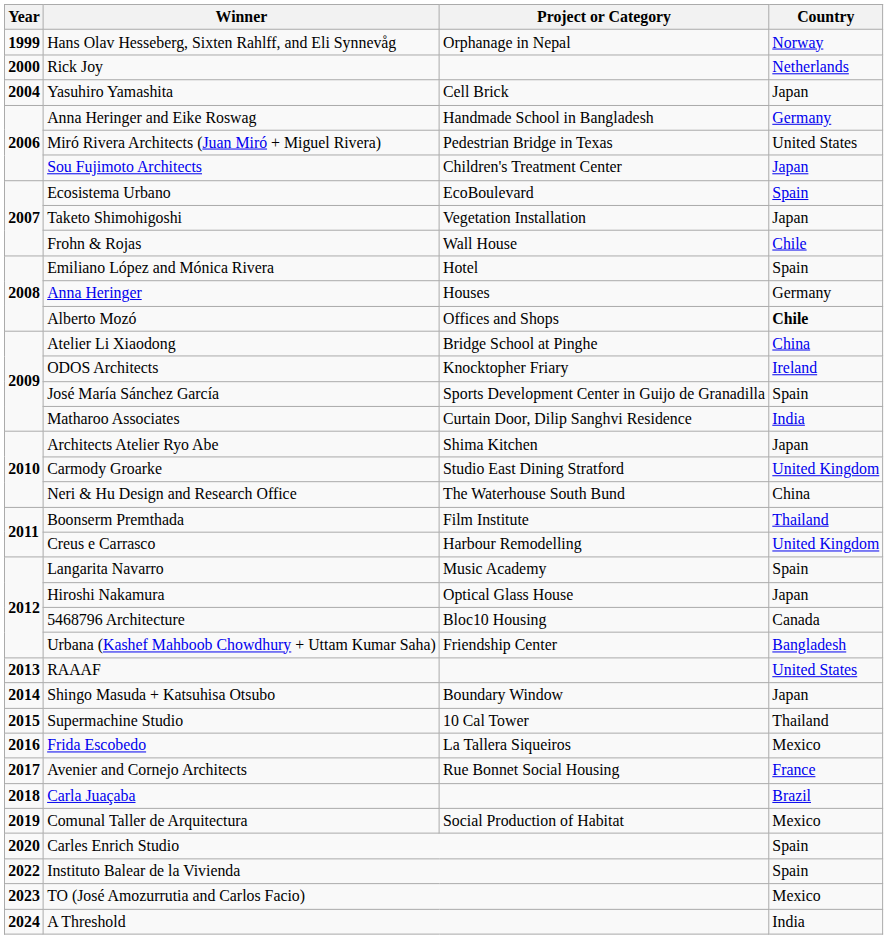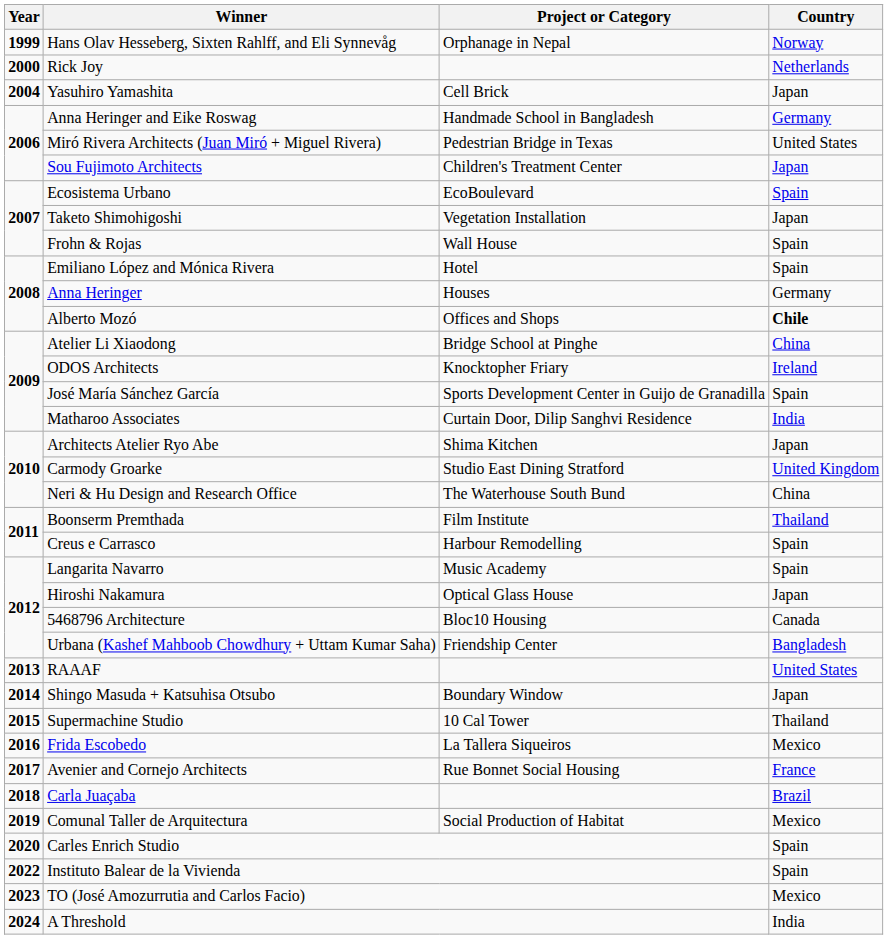(789, 243) Chile -> (790, 243) Spain
(826, 544) United Kingdom -> (790, 544) Spain
